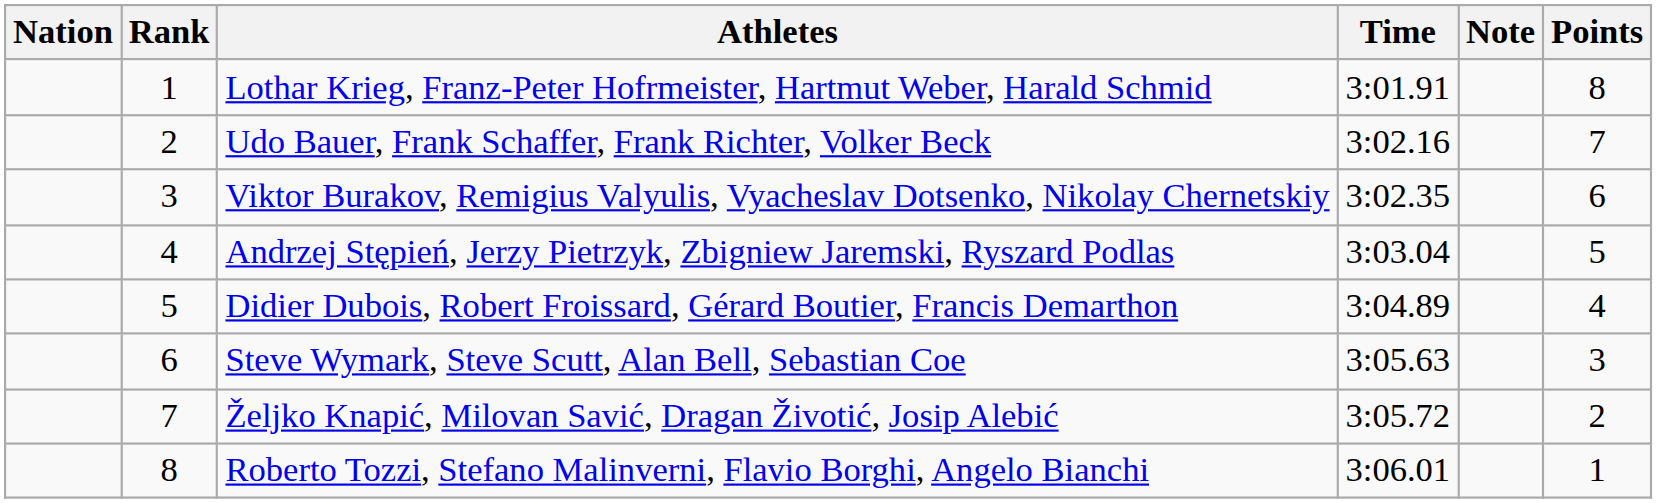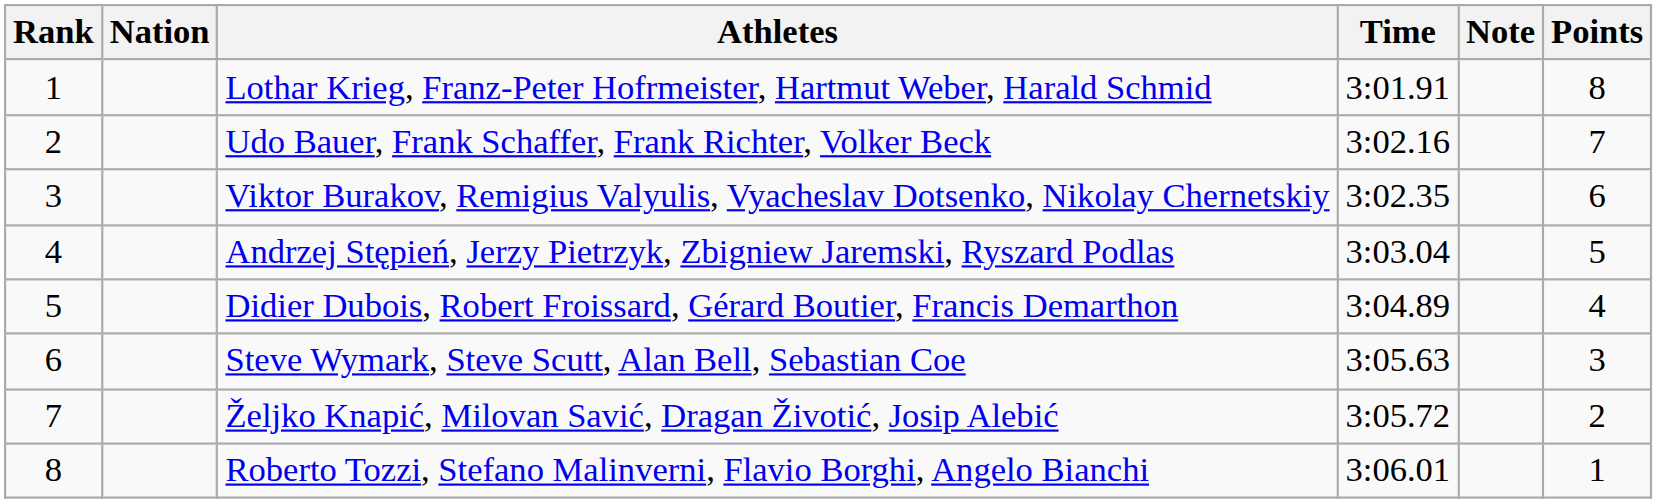columns swapped: (169, 31) <-> (63, 31)
